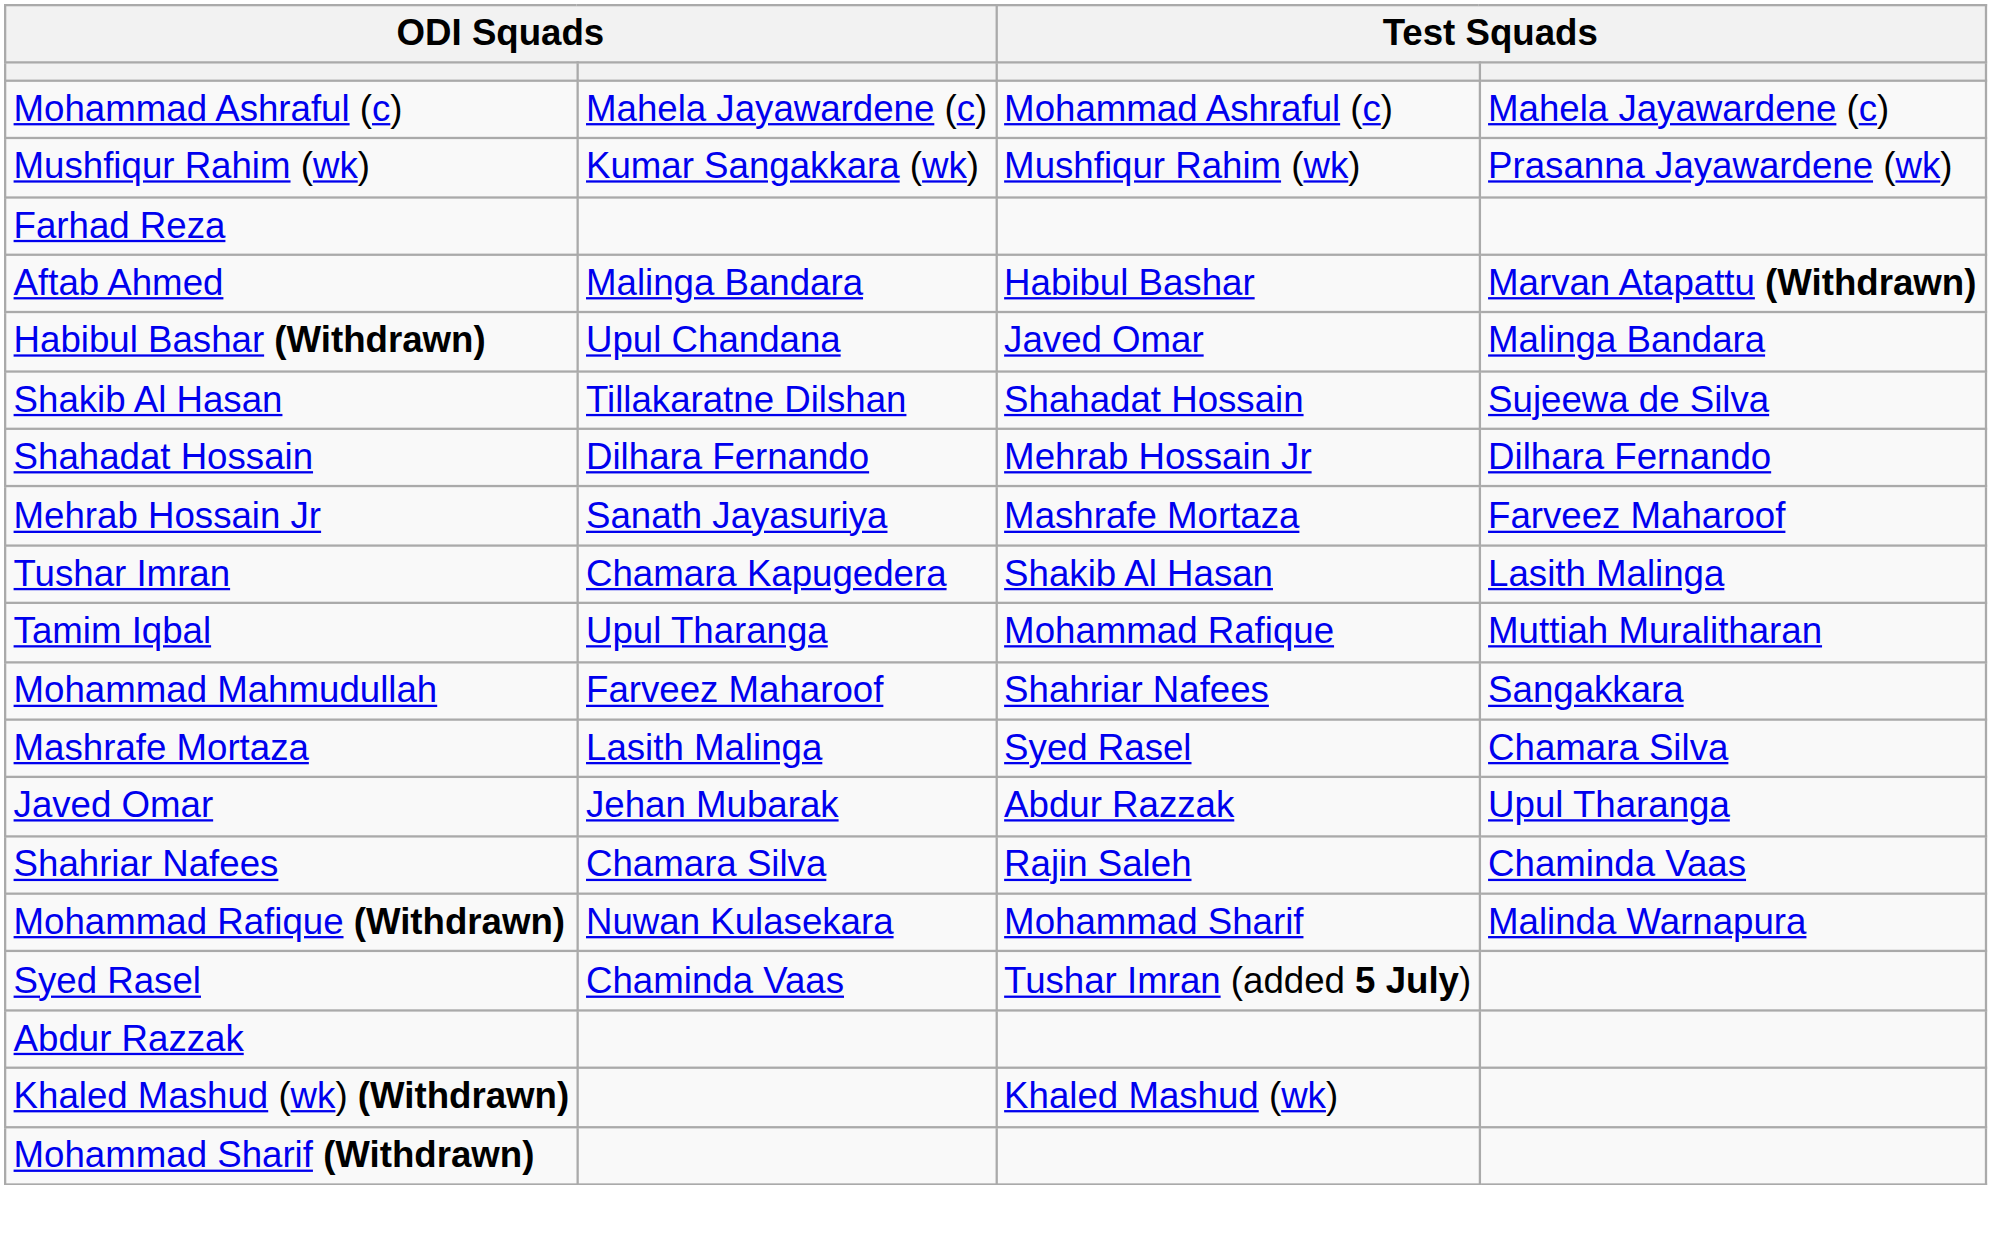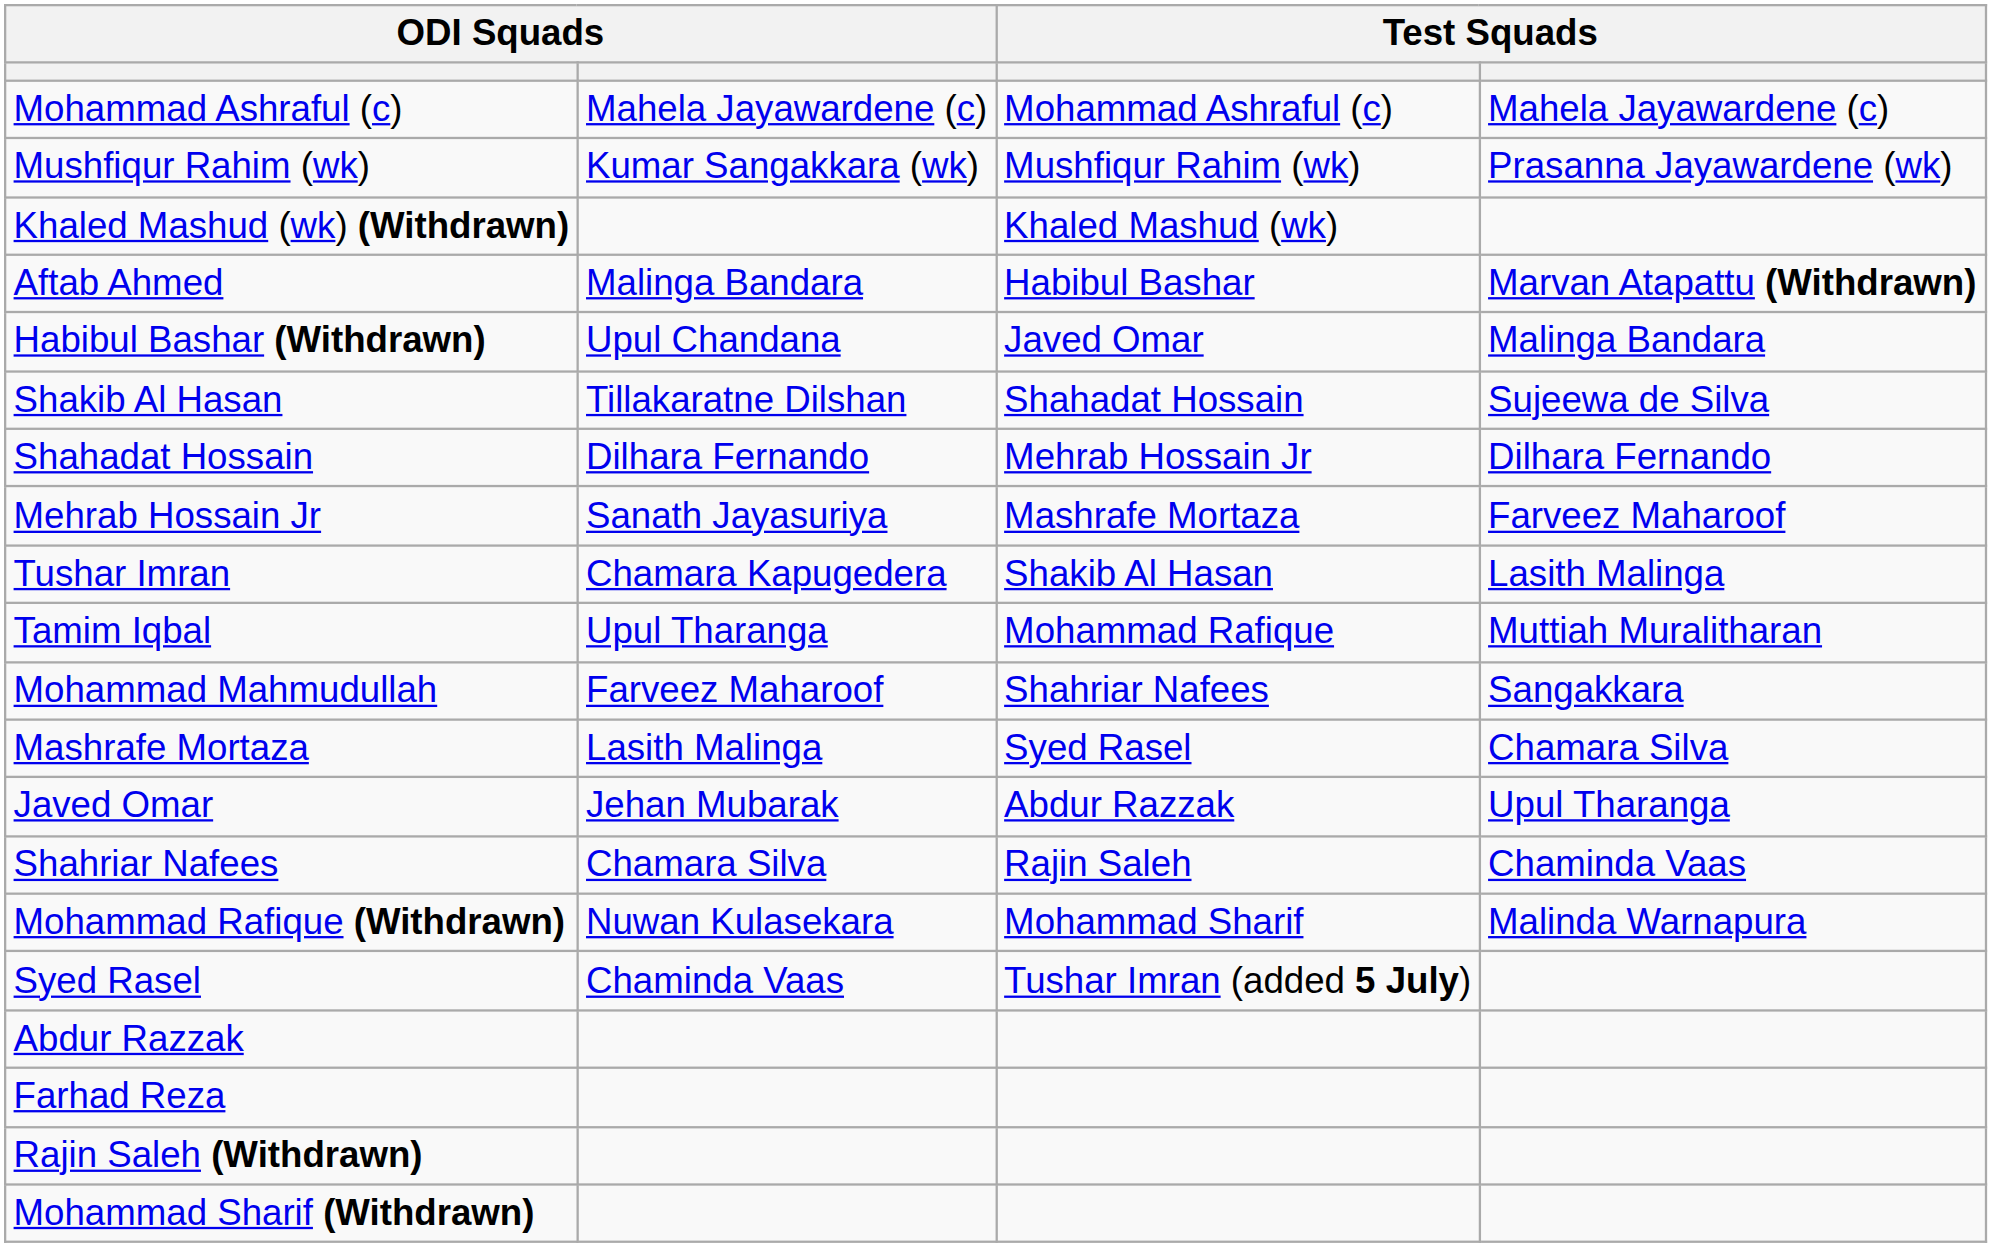rows swapped: (291, 1096) <-> (120, 224)
+ row: (218, 1154)
